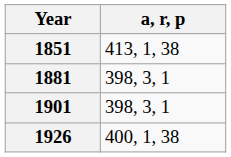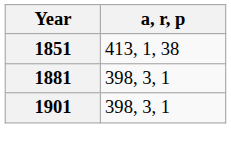- row: (53, 136)
